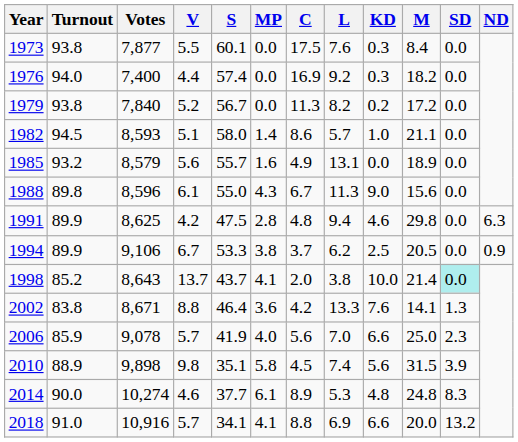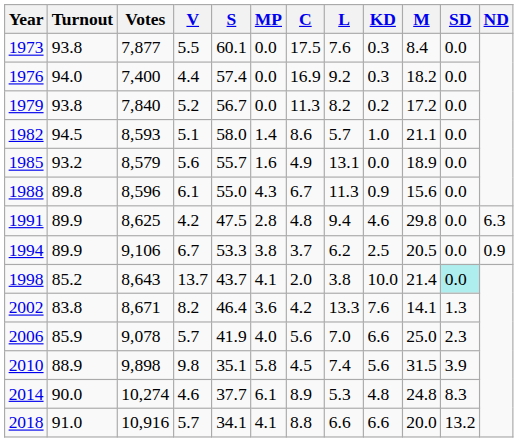(378, 192) 9.0 -> (378, 192) 0.9
(188, 307) 8.8 -> (188, 307) 8.2
(340, 422) 6.9 -> (340, 422) 6.6
